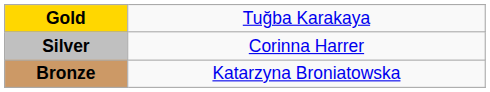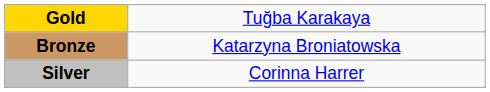rows swapped: (66, 45) <-> (66, 73)
